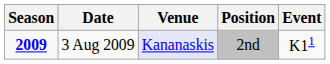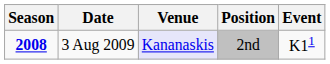(31, 44) 2009 -> (31, 44) 2008
